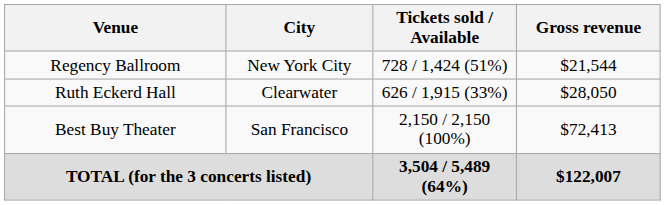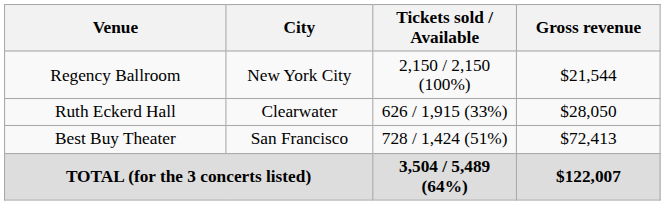(445, 65) 728 / 1,424 (51%) -> (445, 74) 2,150 / 2,150 (100%)
(445, 129) 2,150 / 2,150 (100%) -> (445, 139) 728 / 1,424 (51%)
